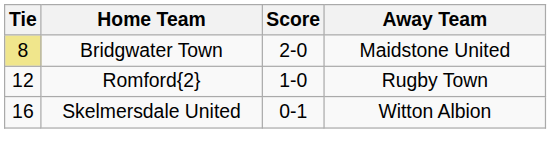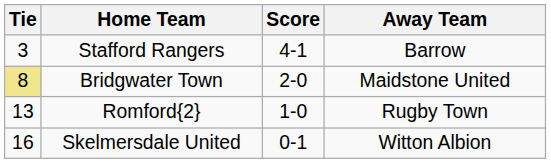+ row: (151, 50)
(23, 81) 12 -> (23, 111) 13
